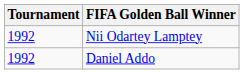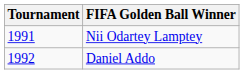(21, 36) 1992 -> (21, 36) 1991
